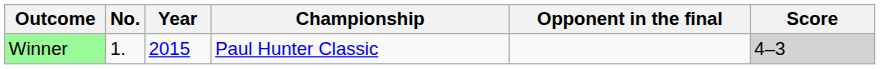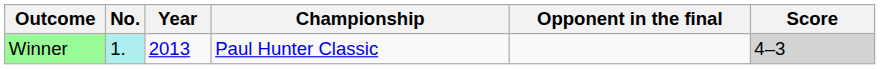(118, 48) no background -> (118, 48) paleturquoise background
(169, 48) 2015 -> (169, 48) 2013
